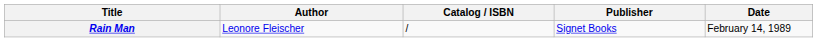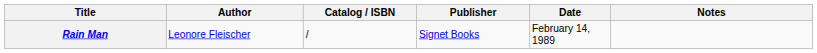+ column: (712, 12)
